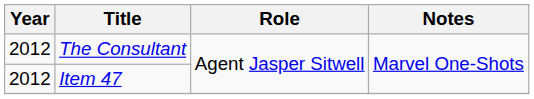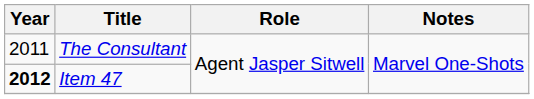(30, 49) 2012 -> (29, 49) 2011
(30, 78) normal -> (30, 78) bold
